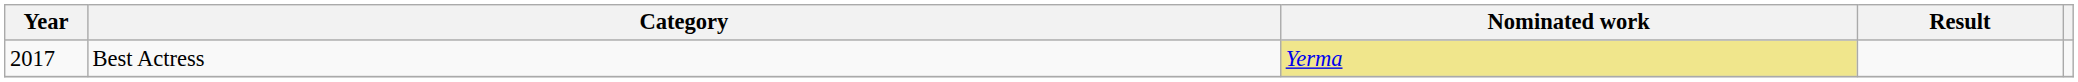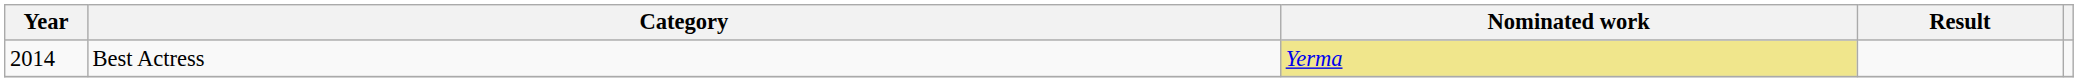(32, 58) 2017 -> (32, 58) 2014
